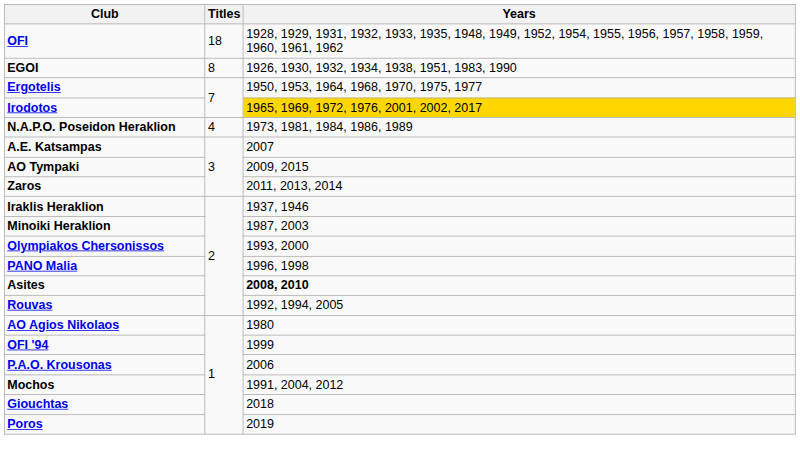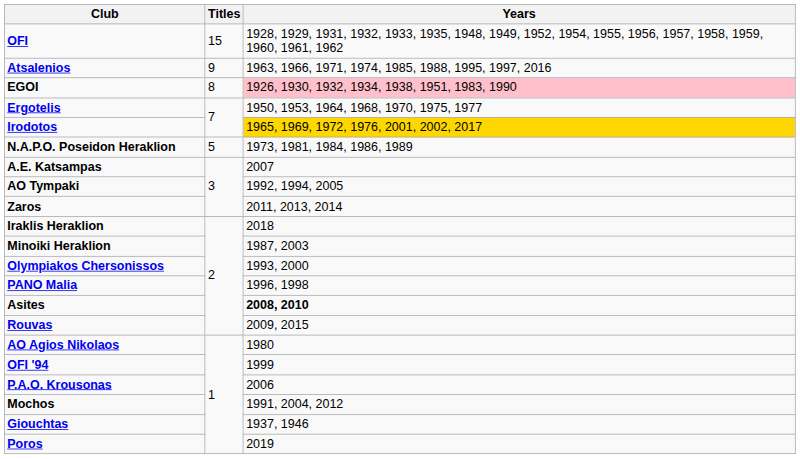(215, 41) 18 -> (215, 41) 15
+ row: (39, 68)
(381, 68) no background -> (381, 87) pink background
(211, 127) 4 -> (211, 147) 5
(277, 166) 2009, 2015 -> (295, 186) 1992, 1994, 2005
(277, 206) 1937, 1946 -> (260, 226) 2018
(295, 305) 1992, 1994, 2005 -> (277, 325) 2009, 2015
(260, 404) 2018 -> (277, 424) 1937, 1946
